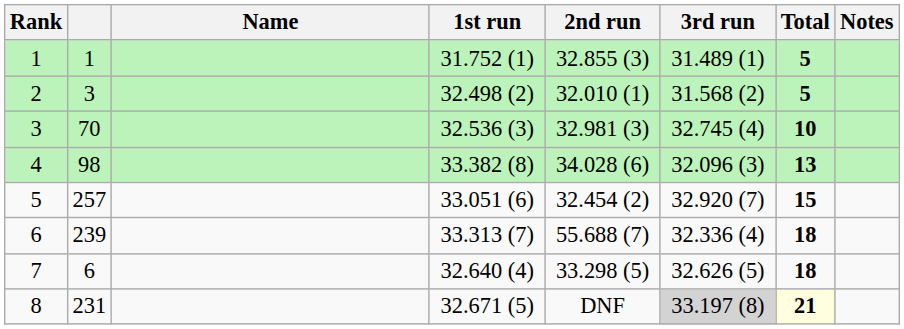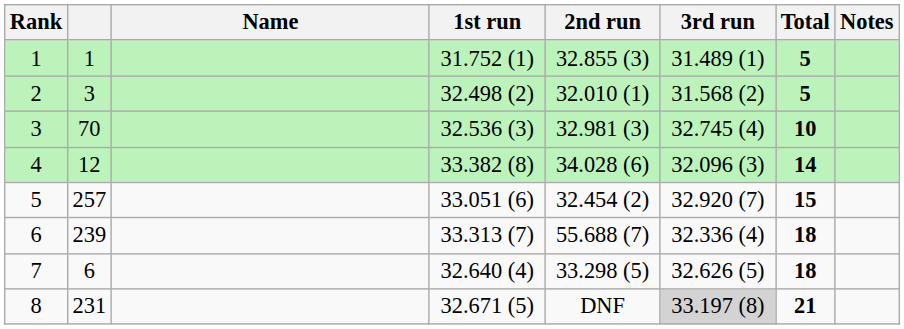(89, 164) 98 -> (89, 164) 12
(805, 164) 13 -> (805, 164) 14
(805, 306) lightyellow background -> (805, 306) no background
